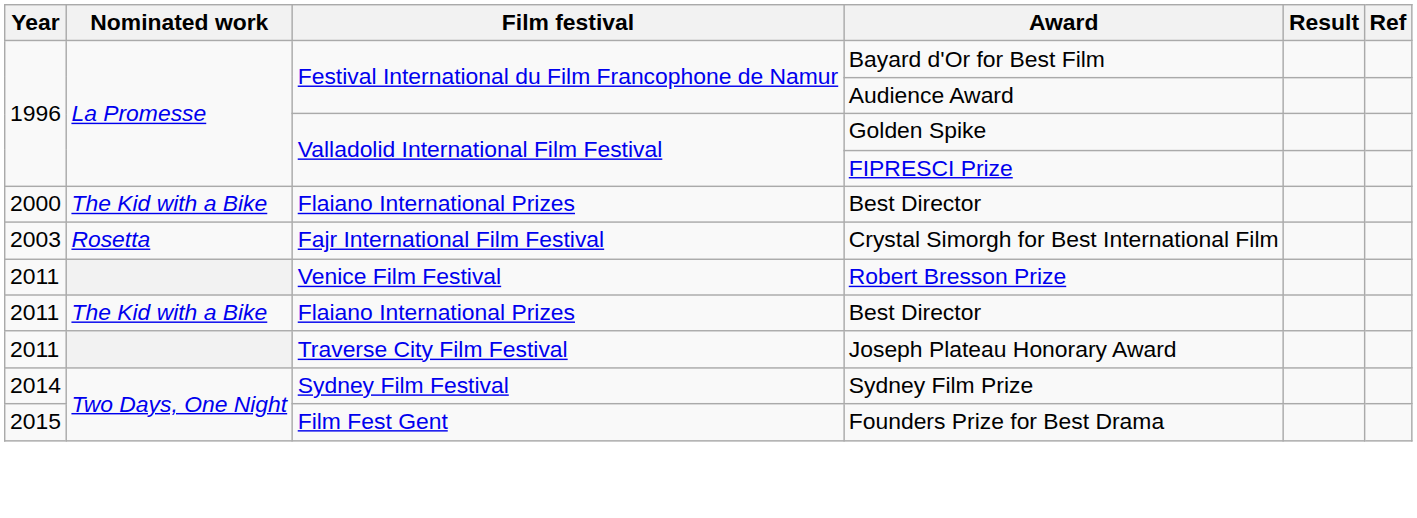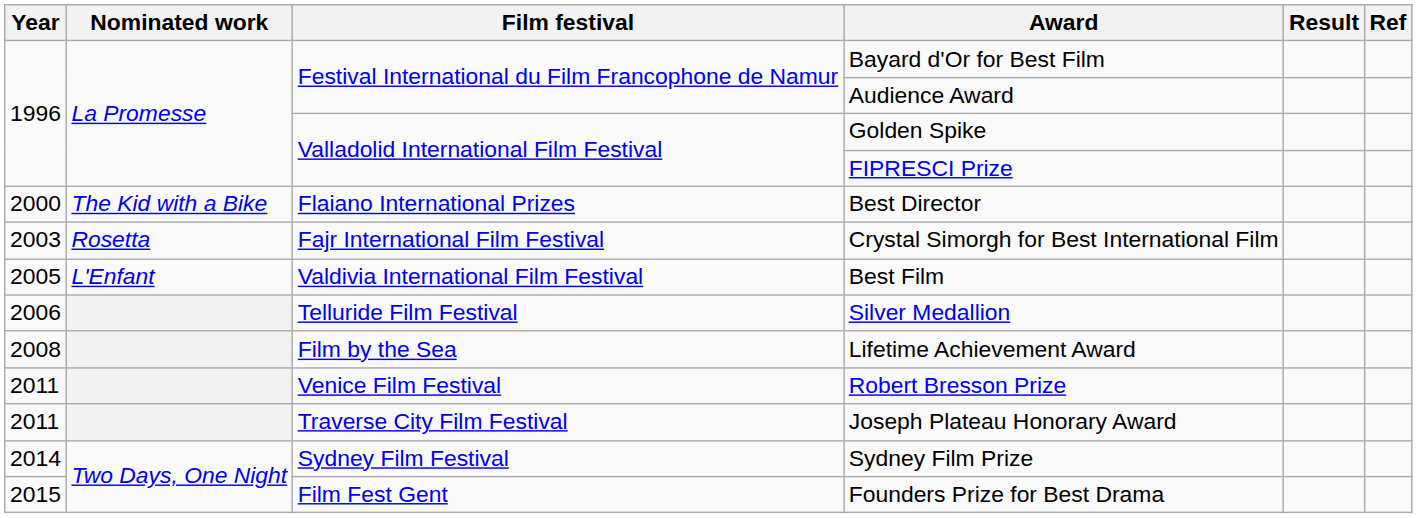+ row: (35, 276)
+ row: (35, 312)
+ row: (35, 349)
- row: (35, 312)
